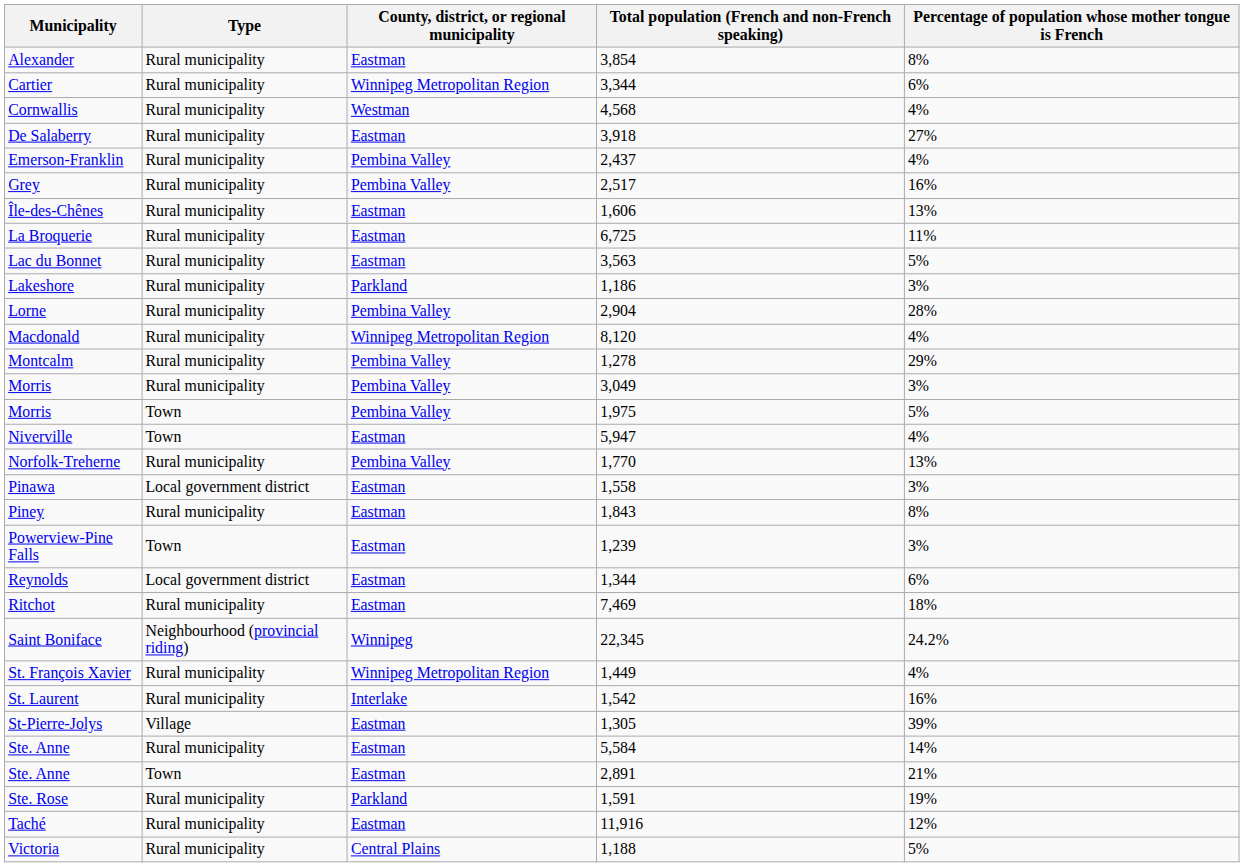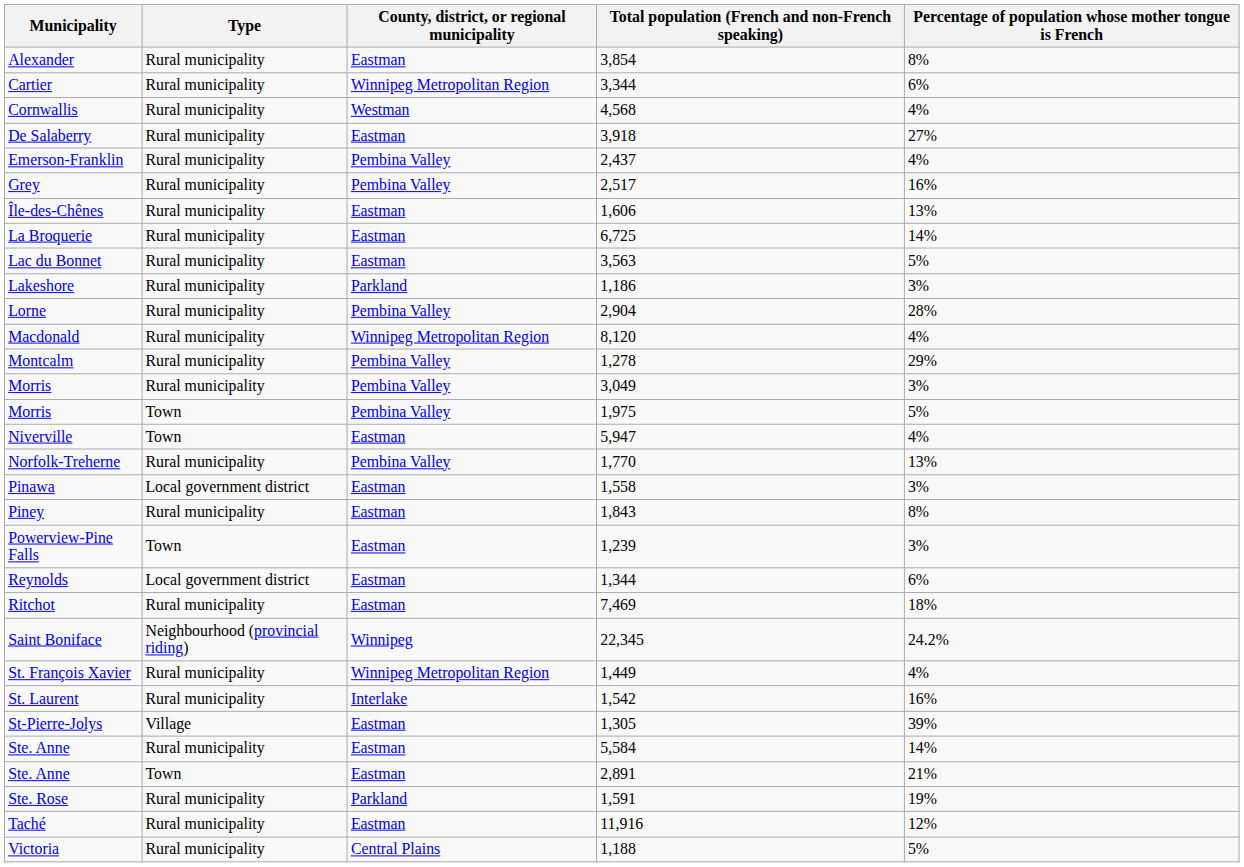(922, 235) 11% -> (922, 235) 14%
